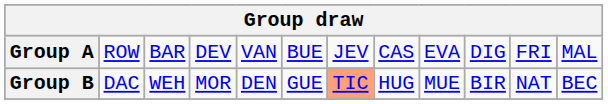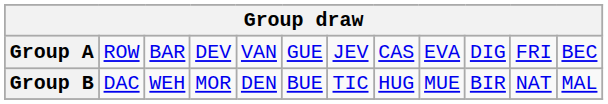(305, 52) BUE -> (305, 52) GUE
(579, 52) MAL -> (579, 52) BEC
(305, 84) GUE -> (305, 84) BUE
(351, 84) lightsalmon background -> (351, 84) no background
(579, 84) BEC -> (579, 84) MAL
